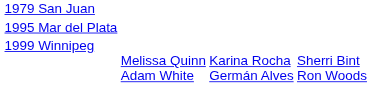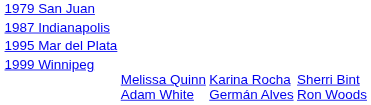+ row: (57, 27)
